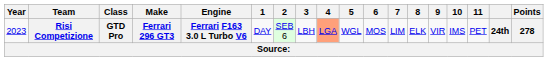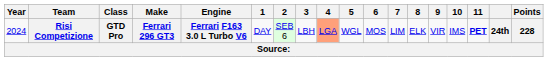(16, 31) 2023 -> (16, 31) 2024
(478, 31) normal -> (478, 31) bold
(527, 31) 278 -> (527, 31) 228
